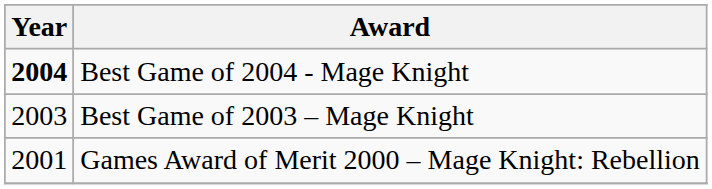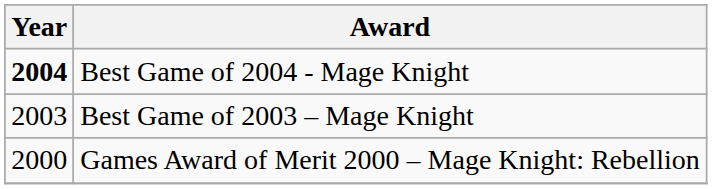(39, 159) 2001 -> (39, 159) 2000
